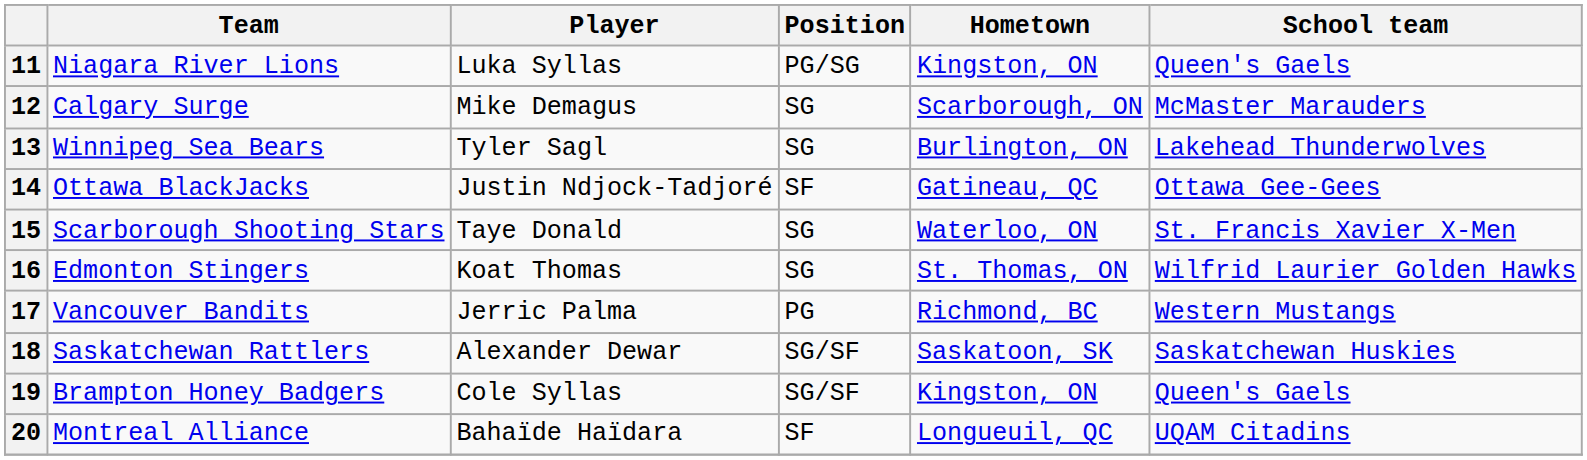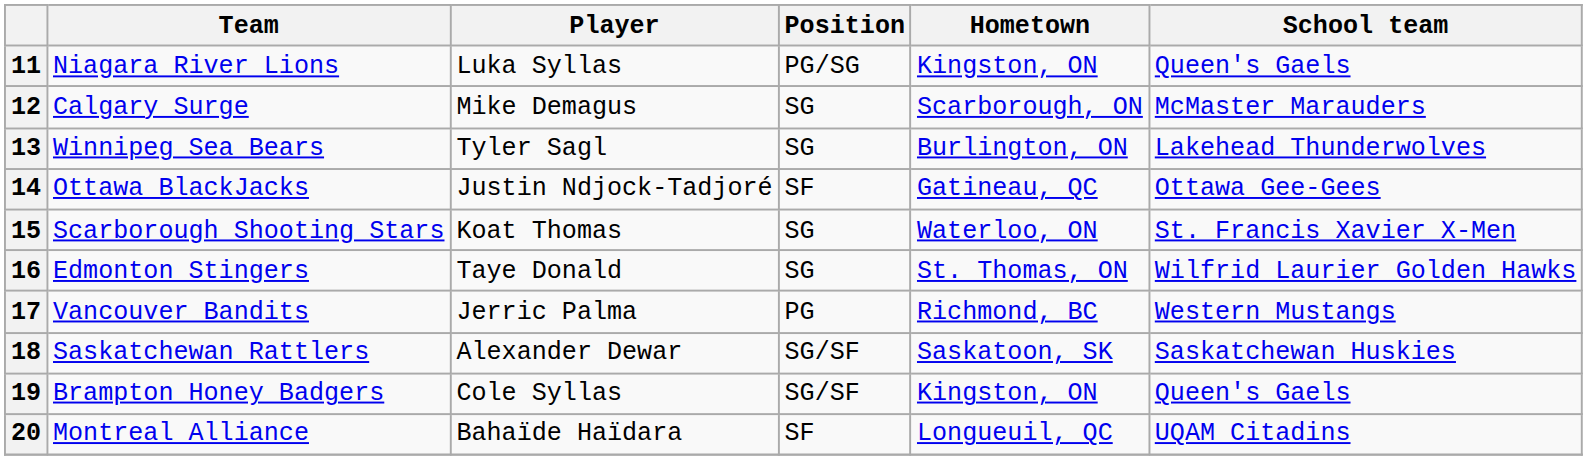(539, 230) Taye Donald -> (539, 230) Koat Thomas
(539, 271) Koat Thomas -> (539, 271) Taye Donald
